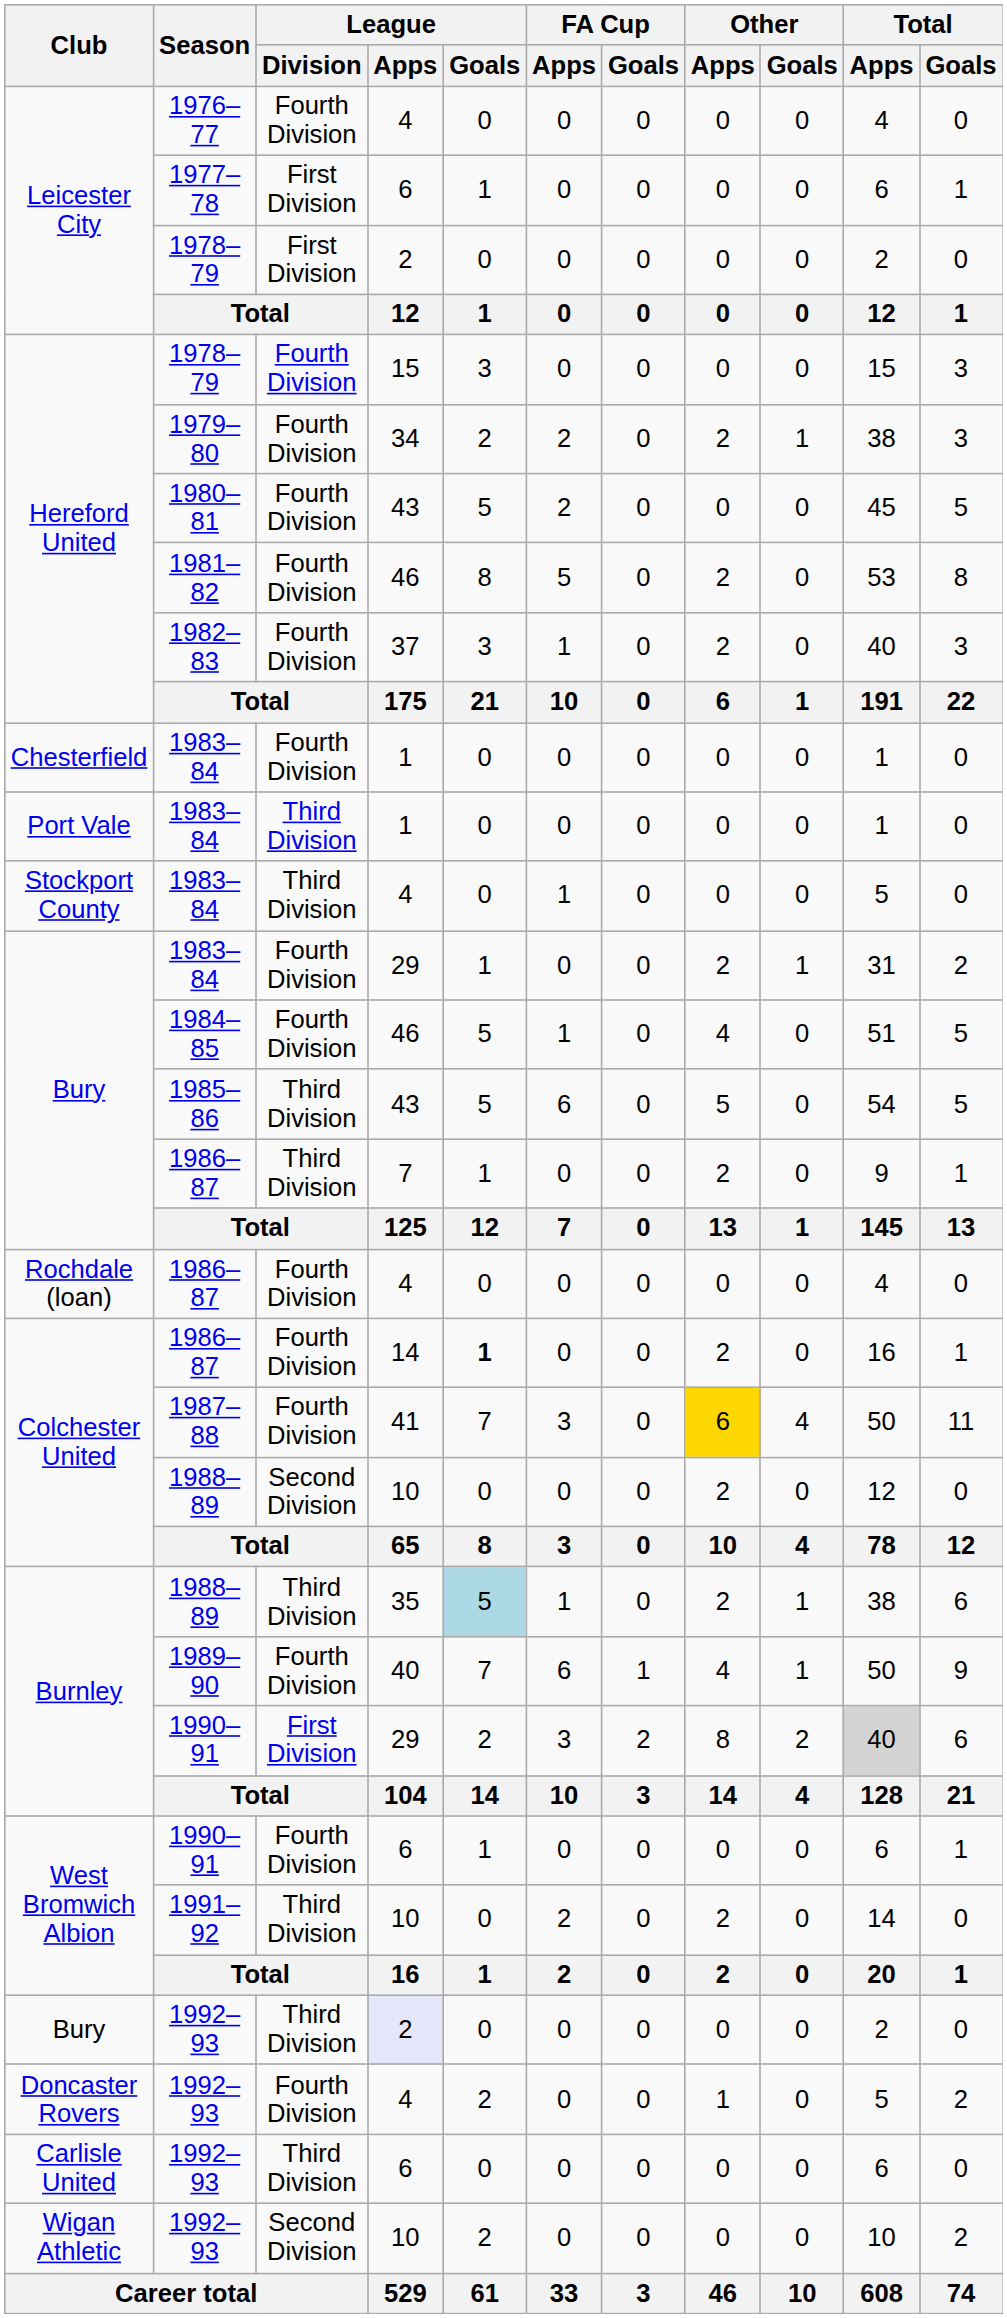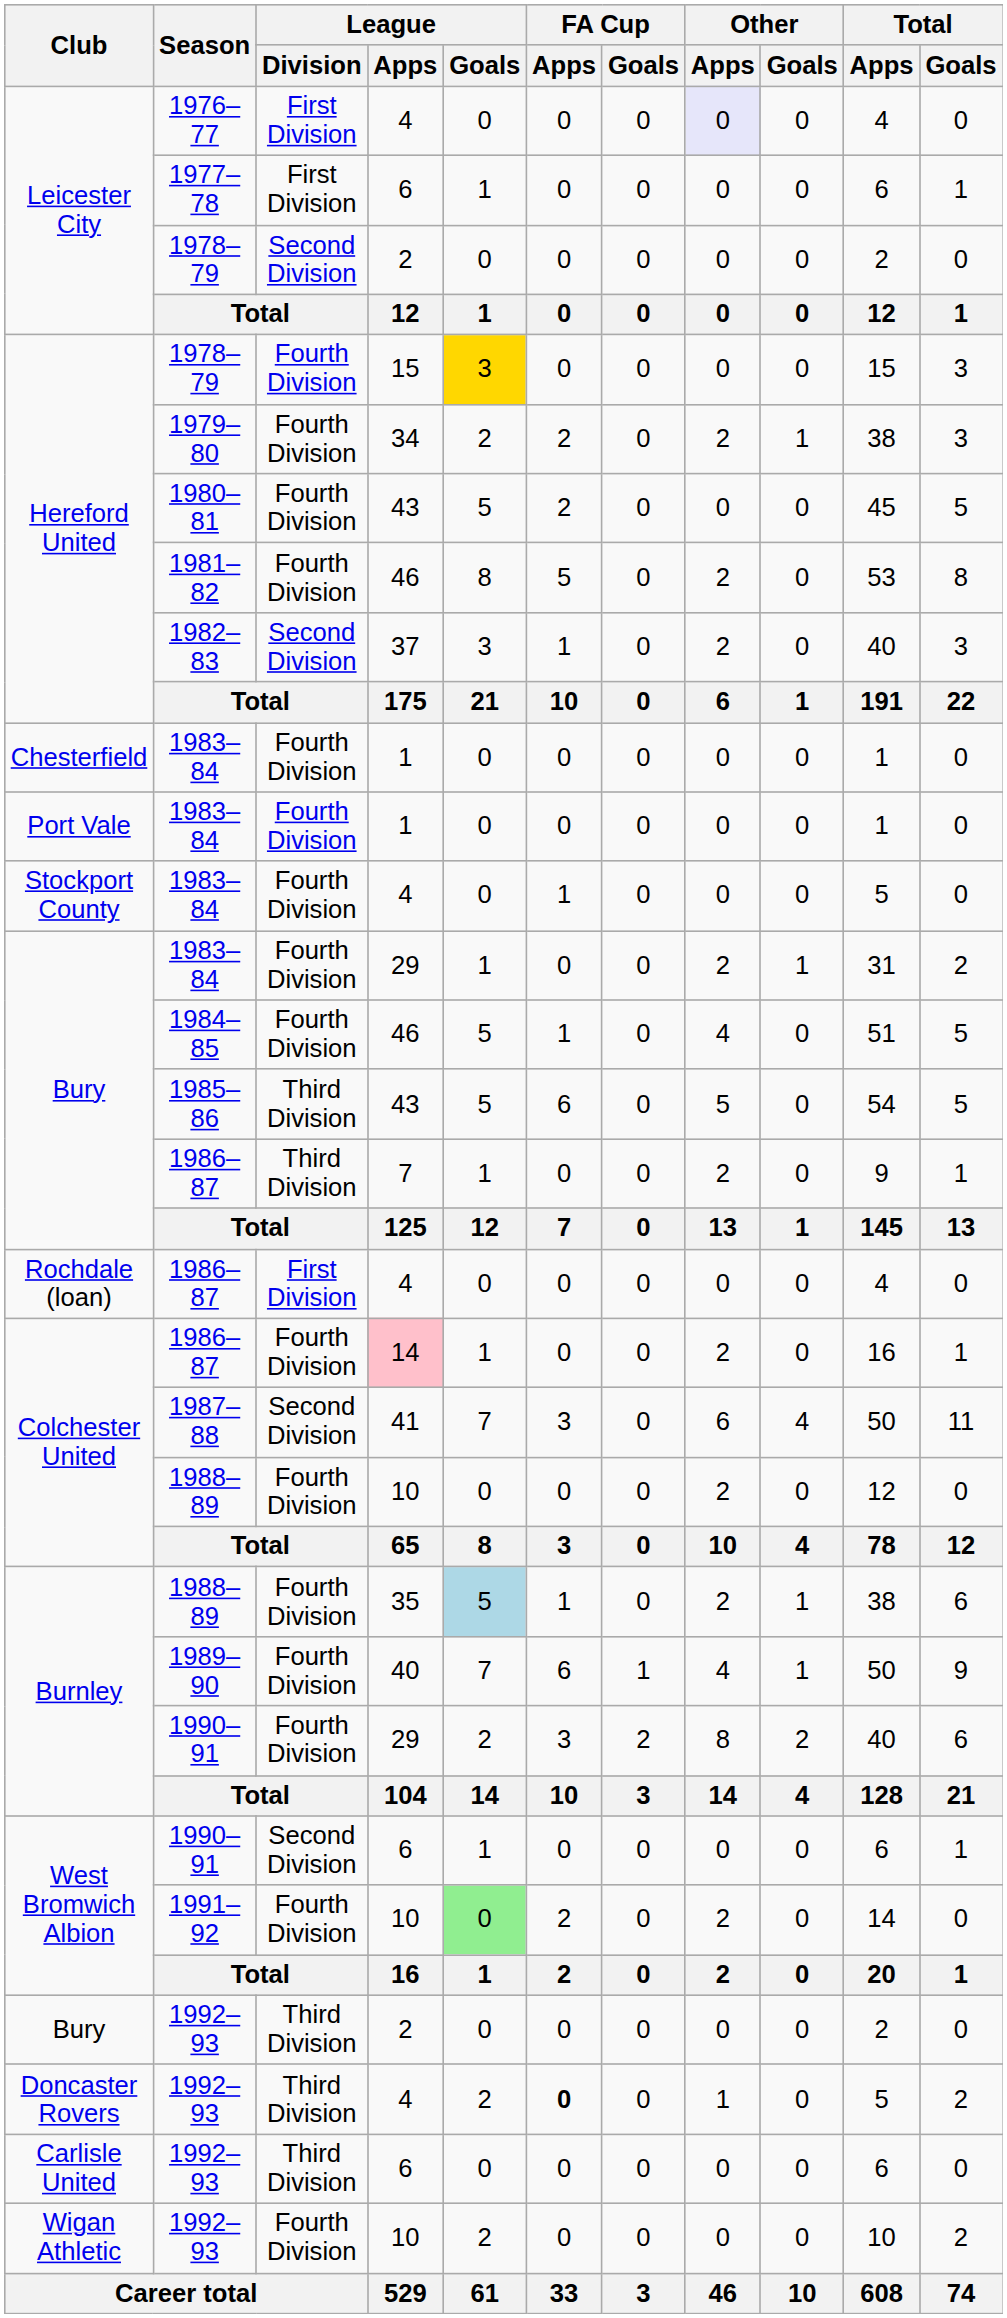(312, 120) Fourth Division -> (312, 120) First Division
(723, 120) no background -> (723, 120) lavender background
(312, 259) First Division -> (312, 259) Second Division
(485, 369) no background -> (485, 369) gold background
(312, 646) Fourth Division -> (312, 646) Second Division
(312, 826) Third Division -> (312, 826) Fourth Division
(312, 895) Third Division -> (312, 895) Fourth Division
(312, 1283) Fourth Division -> (312, 1283) First Division
(405, 1352) no background -> (405, 1352) pink background
(485, 1352) bold -> (485, 1352) normal
(312, 1422) Fourth Division -> (312, 1422) Second Division
(723, 1422) gold background -> (723, 1422) no background
(312, 1491) Second Division -> (312, 1491) Fourth Division
(312, 1601) Third Division -> (312, 1601) Fourth Division
(312, 1740) First Division -> (312, 1740) Fourth Division
(882, 1740) lightgrey background -> (882, 1740) no background
(312, 1850) Fourth Division -> (312, 1850) Second Division
(312, 1919) Third Division -> (312, 1919) Fourth Division
(485, 1919) no background -> (485, 1919) lightgreen background
(405, 2029) lavender background -> (405, 2029) no background
(312, 2098) Fourth Division -> (312, 2098) Third Division
(564, 2099) normal -> (564, 2099) bold
(312, 2237) Second Division -> (312, 2237) Fourth Division
